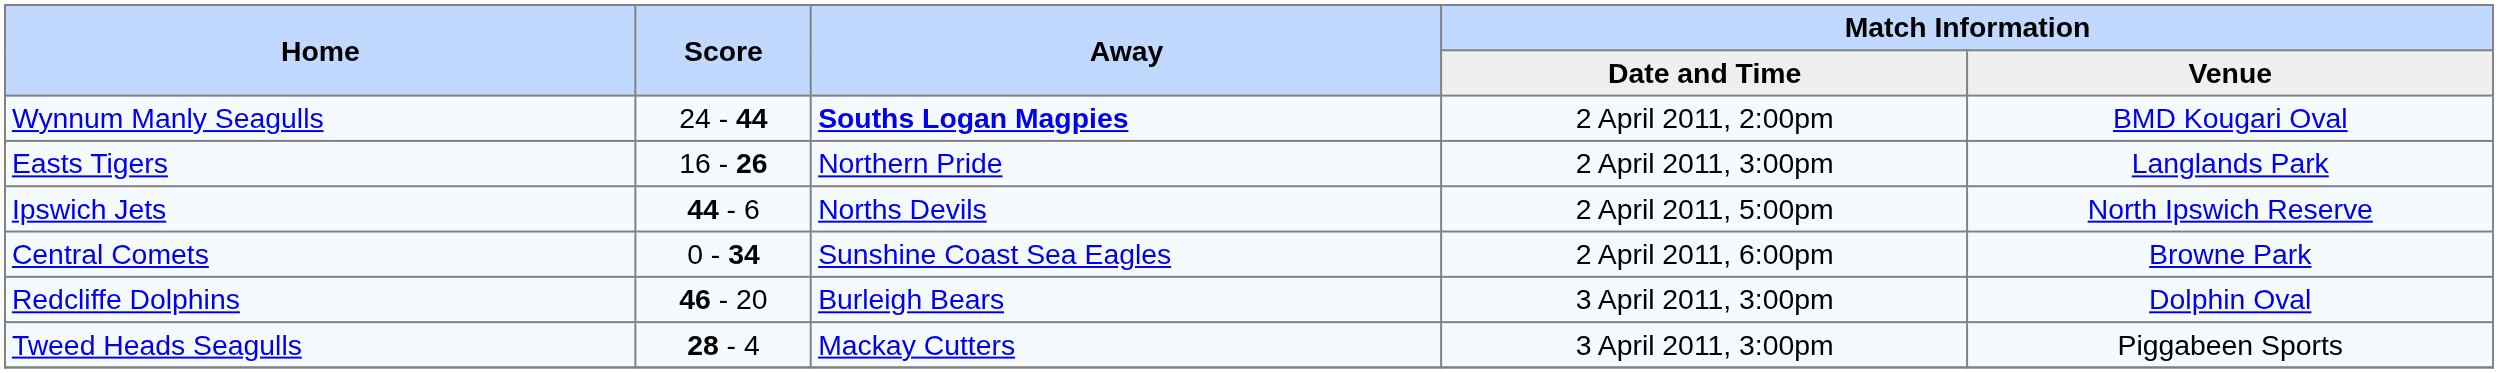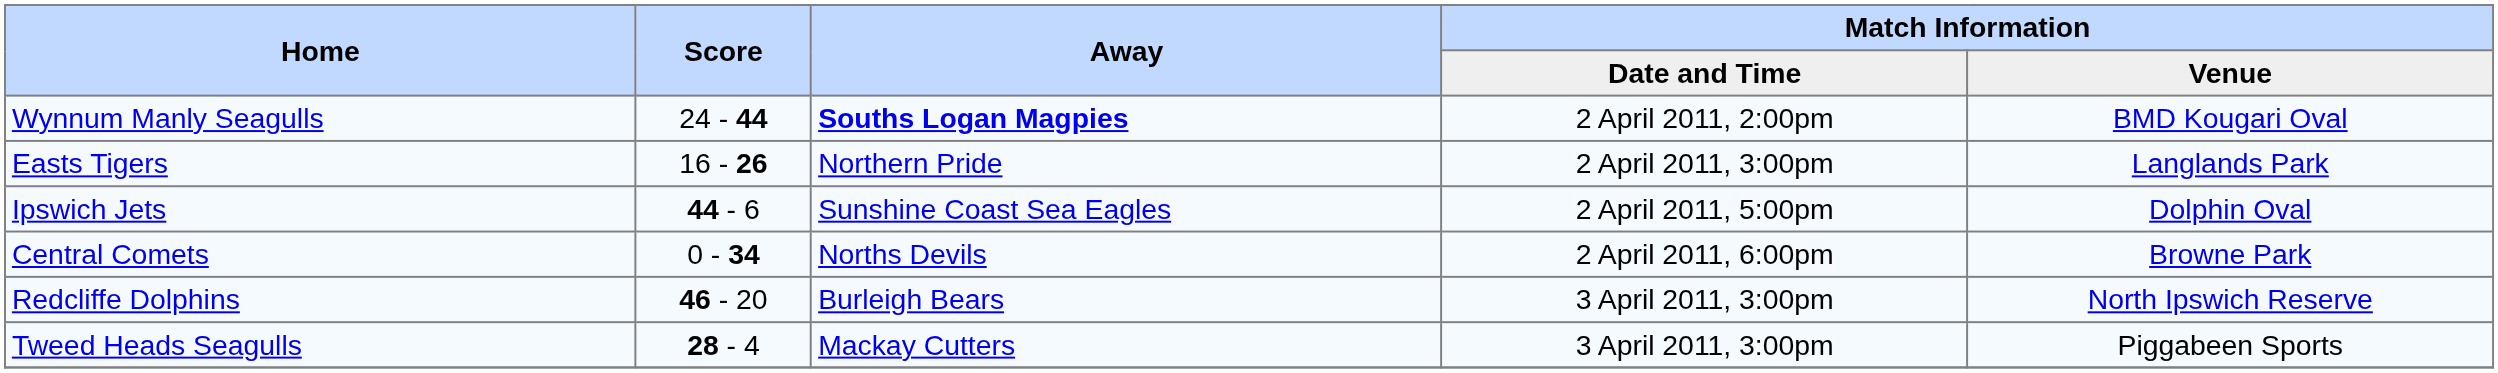(902, 209) Norths Devils -> (995, 209) Sunshine Coast Sea Eagles
(2230, 209) North Ipswich Reserve -> (2230, 209) Dolphin Oval
(995, 254) Sunshine Coast Sea Eagles -> (902, 254) Norths Devils
(2230, 300) Dolphin Oval -> (2230, 300) North Ipswich Reserve
